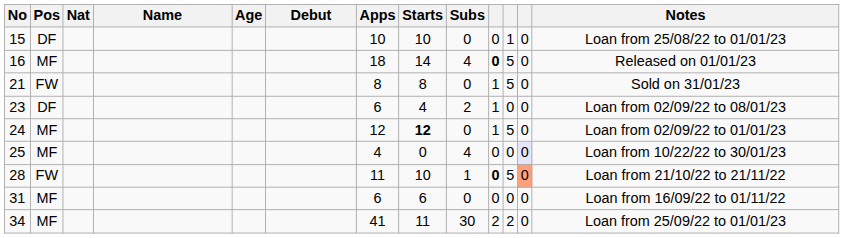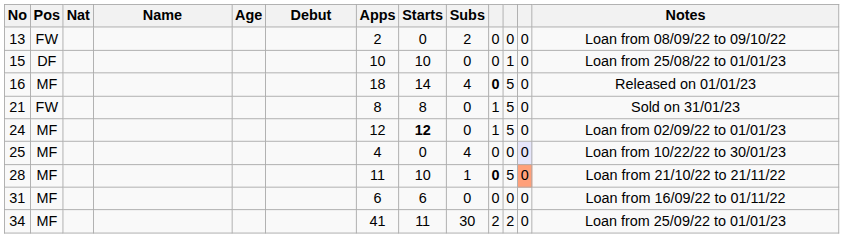+ row: (17, 38)
- row: (17, 107)
(47, 175) FW -> (47, 175) MF
